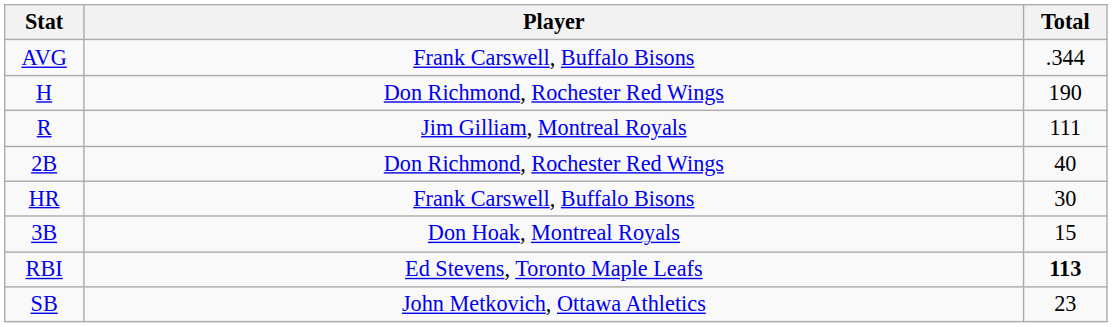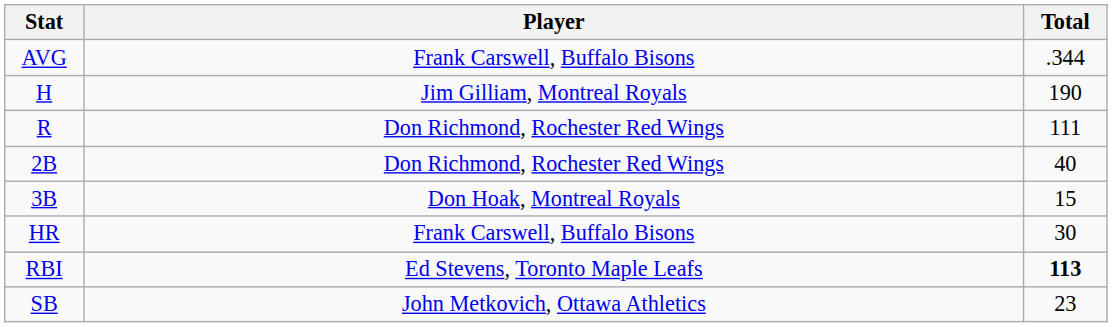(554, 92) Don Richmond, Rochester Red Wings -> (554, 92) Jim Gilliam, Montreal Royals
(554, 127) Jim Gilliam, Montreal Royals -> (554, 127) Don Richmond, Rochester Red Wings
rows swapped: (44, 233) <-> (44, 198)
